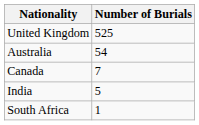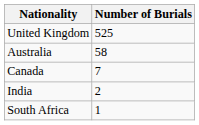(101, 52) 54 -> (101, 52) 58
(98, 91) 5 -> (98, 91) 2
